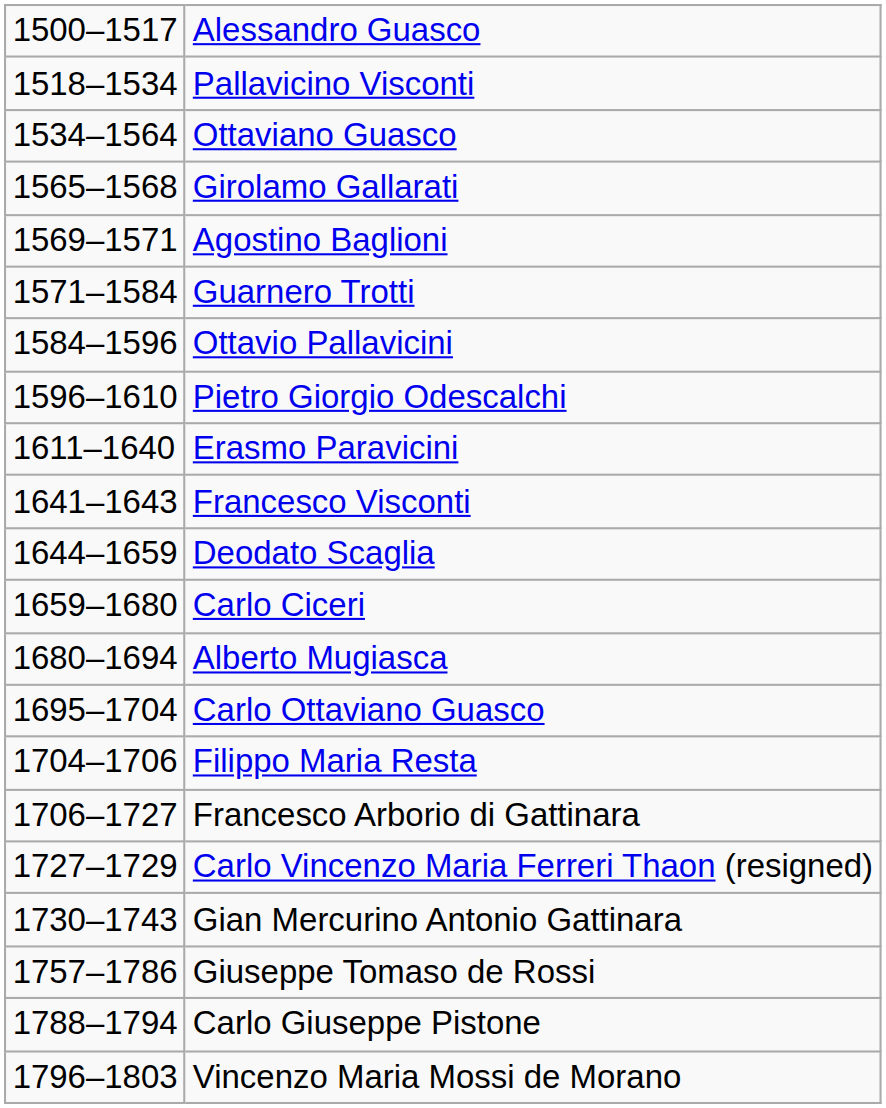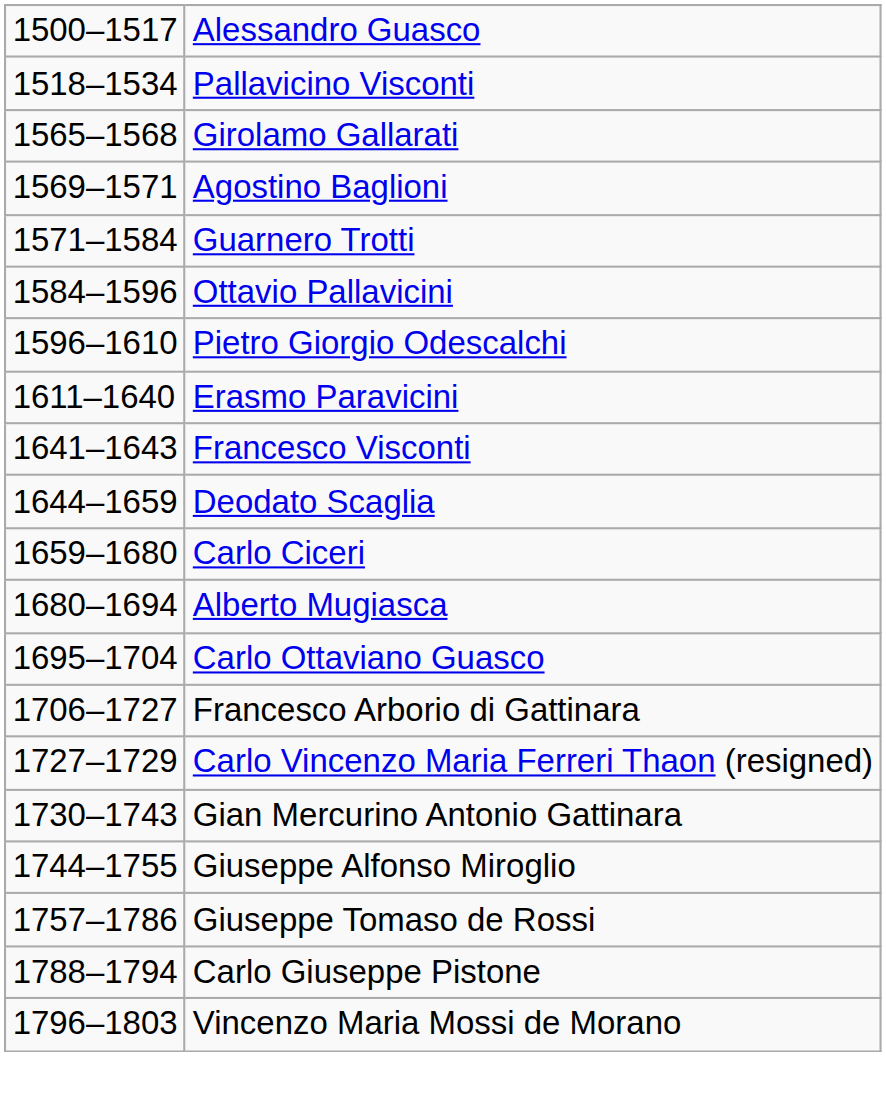- row: (325, 135)
- row: (335, 762)
+ row: (384, 866)
